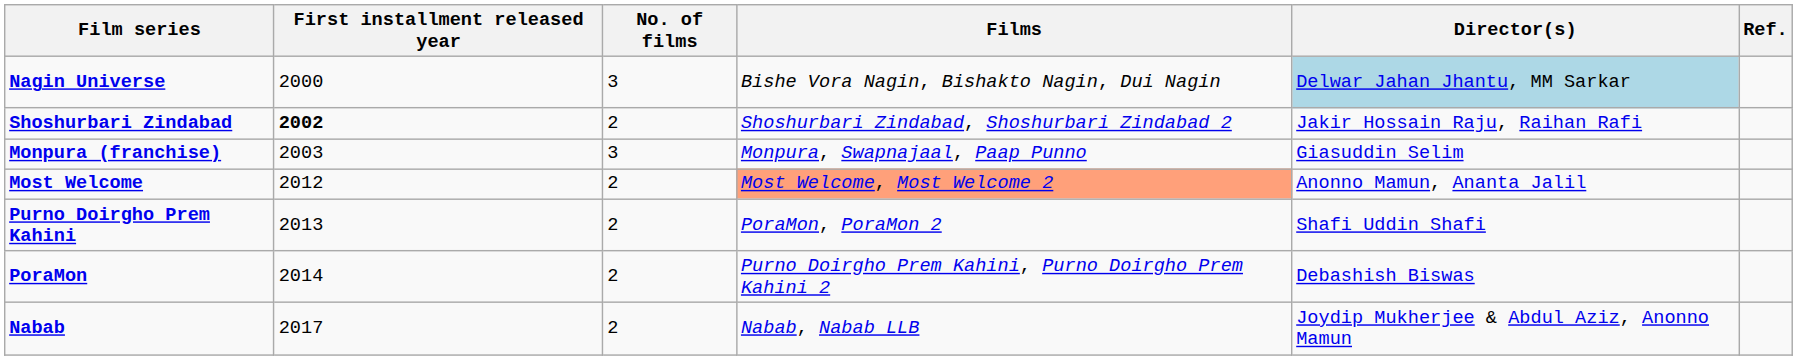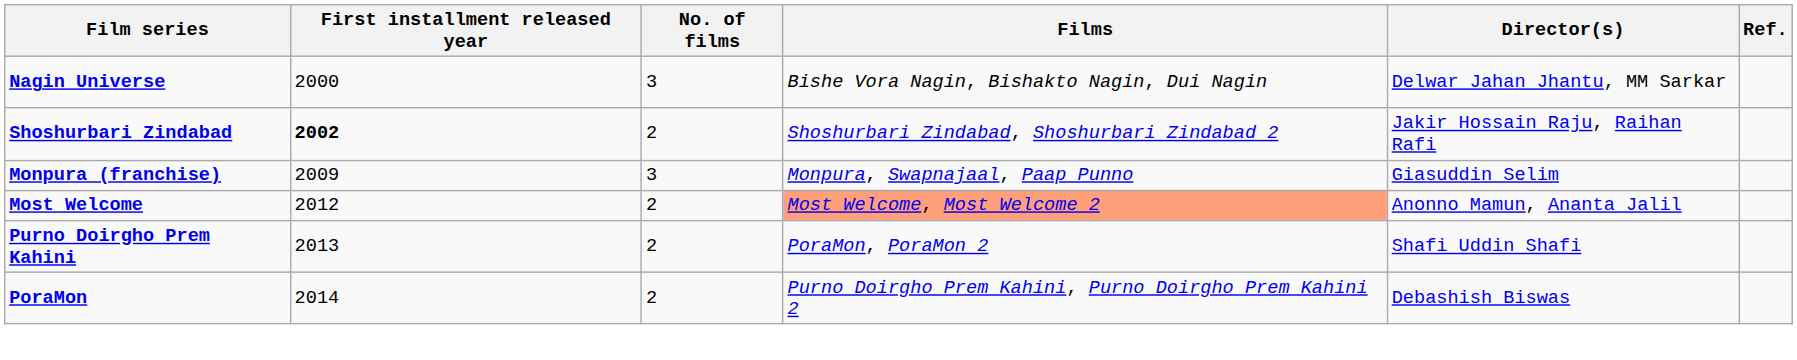(1464, 82) lightblue background -> (1559, 82) no background
(301, 154) 2003 -> (317, 175) 2009
- row: (37, 328)
